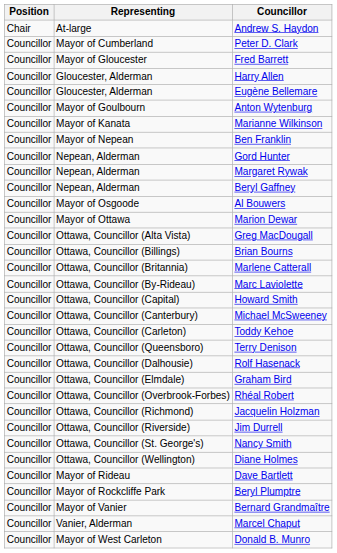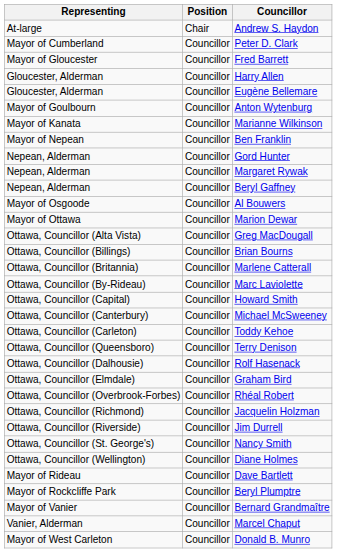columns swapped: (29, 12) <-> (143, 12)
